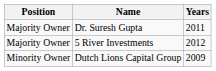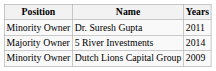(38, 27) Majority Owner -> (38, 27) Minority Owner
(196, 43) 2012 -> (196, 43) 2014
